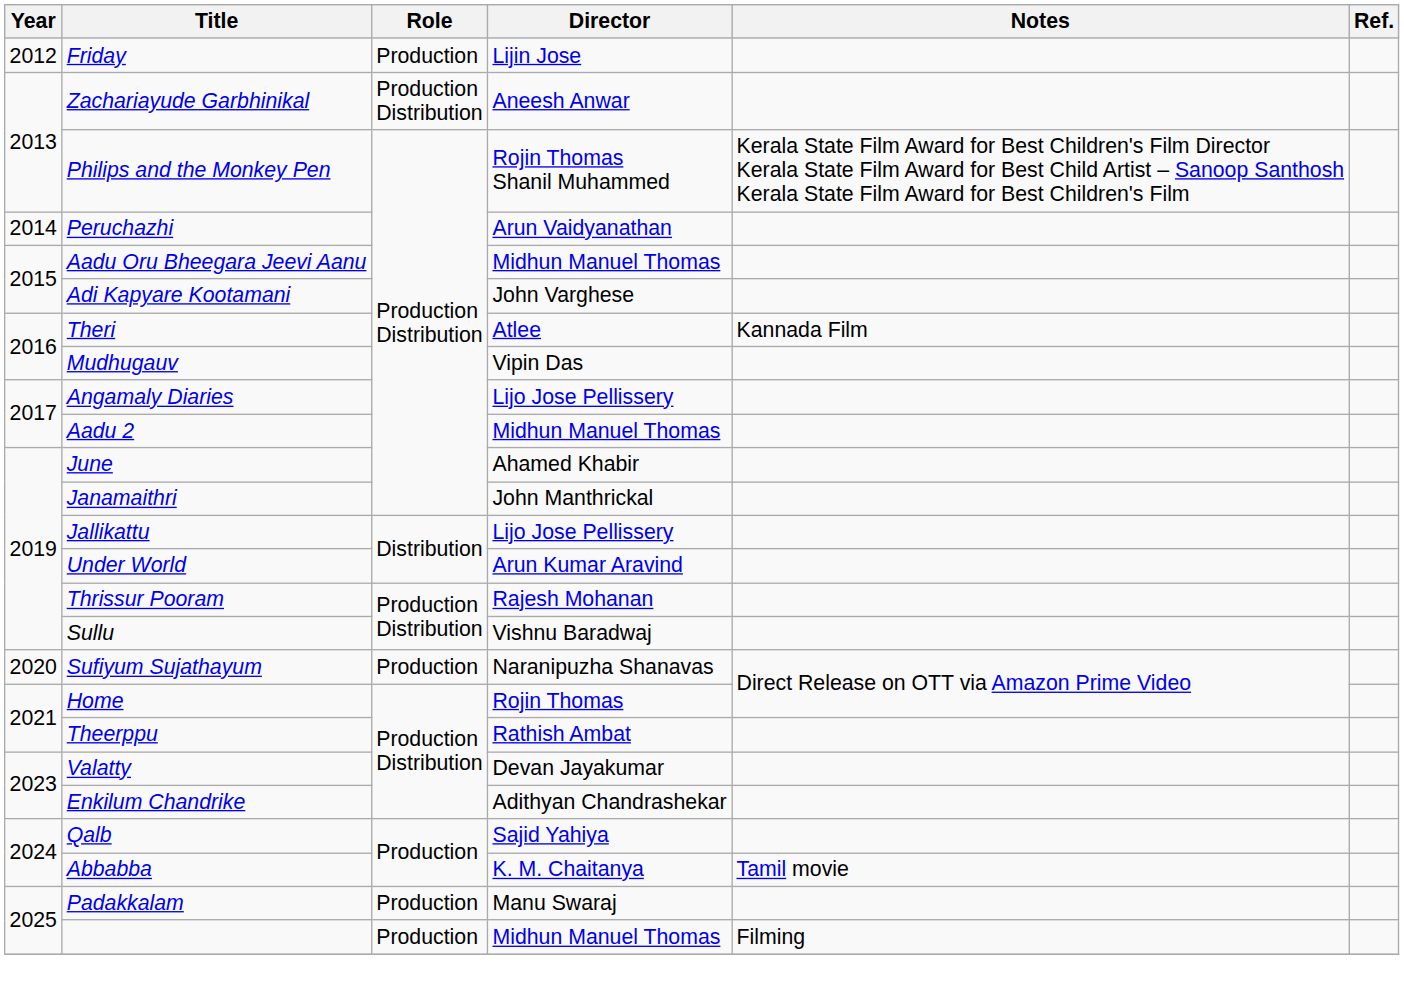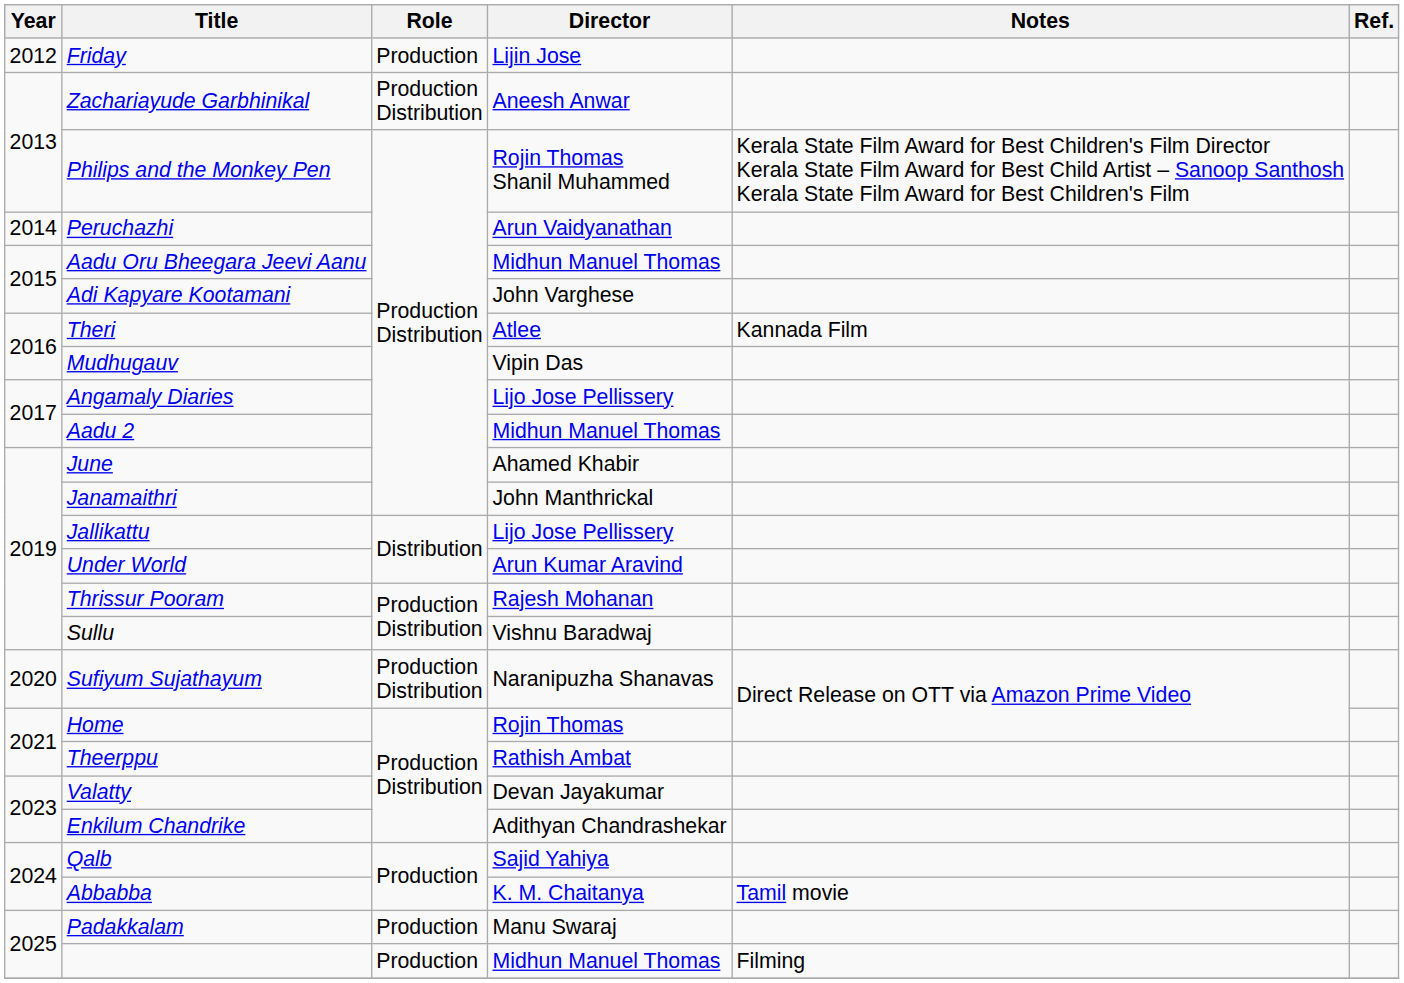(427, 666) Production -> (429, 678) Production Distribution
